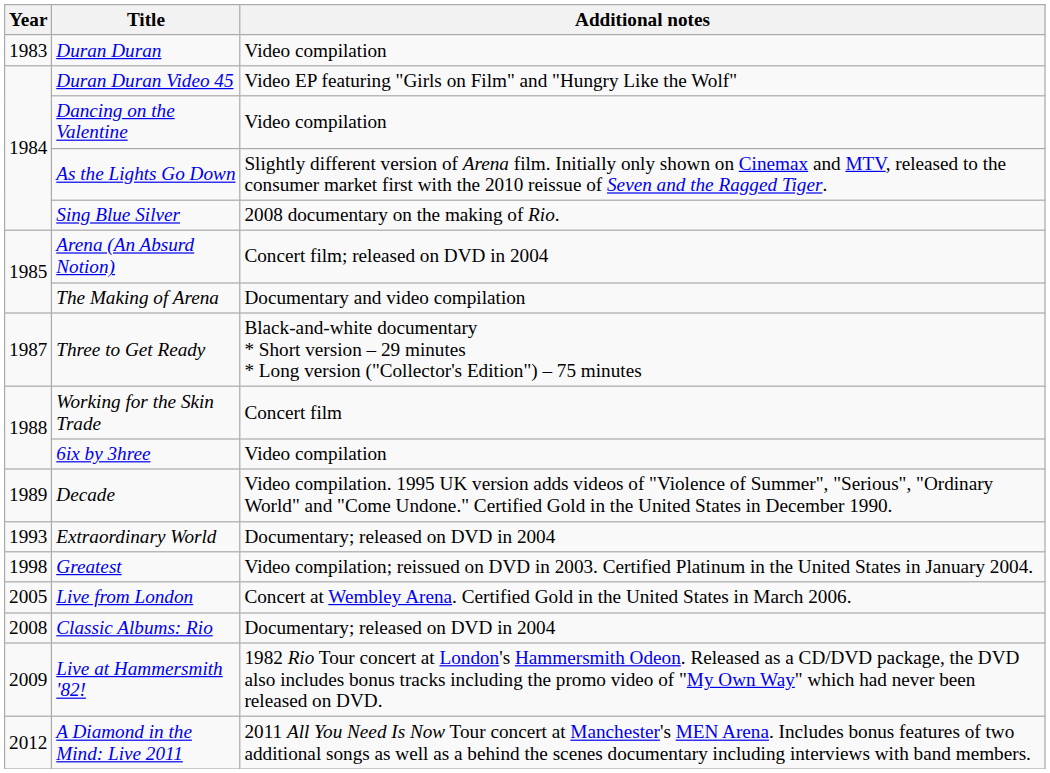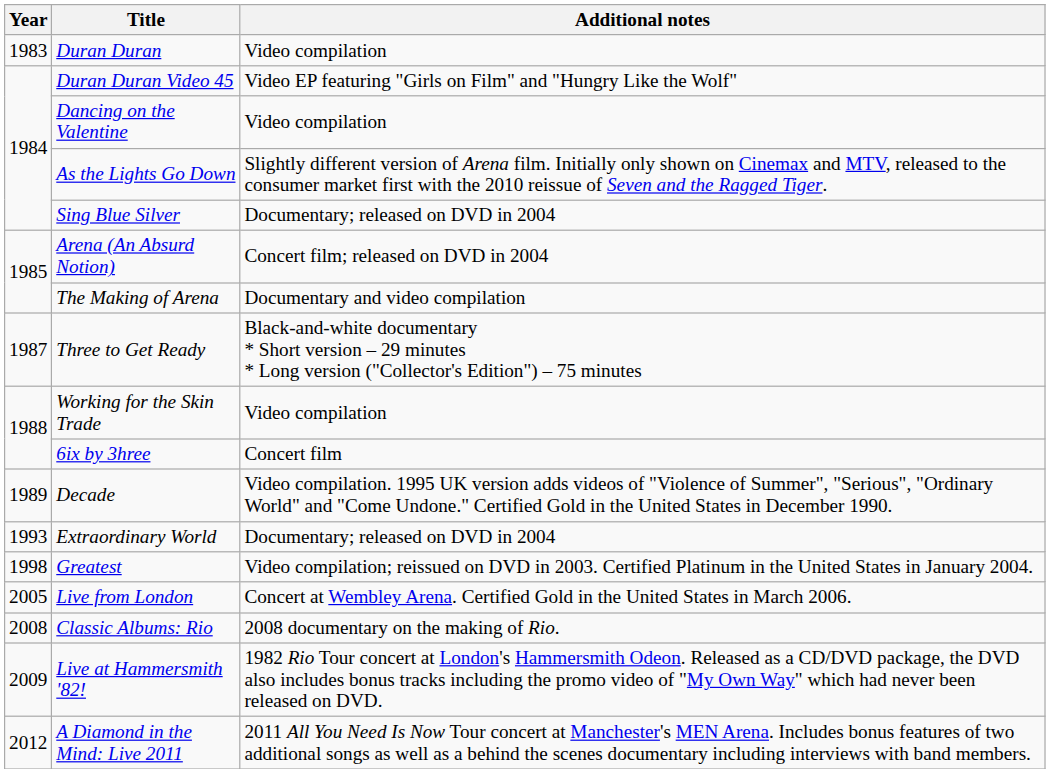(402, 215) 2008 documentary on the making of Rio. -> (400, 215) Documentary; released on DVD in 2004
(293, 412) Concert film -> (316, 412) Video compilation
(316, 453) Video compilation -> (293, 453) Concert film
(400, 627) Documentary; released on DVD in 2004 -> (402, 627) 2008 documentary on the making of Rio.
